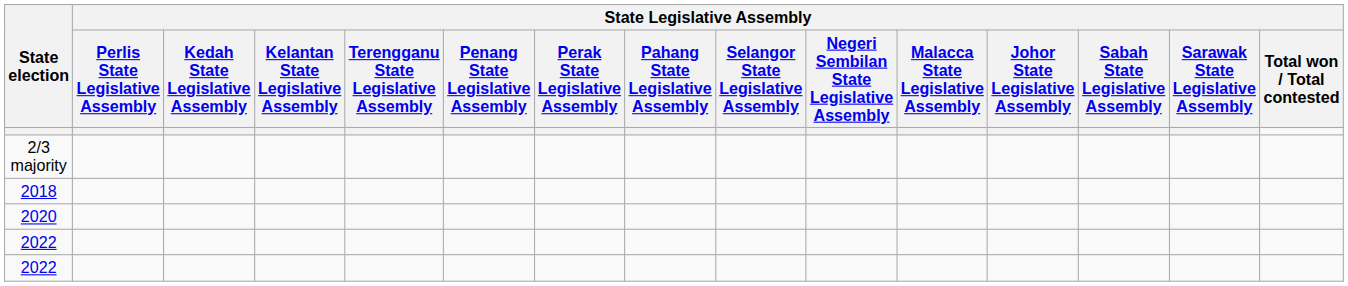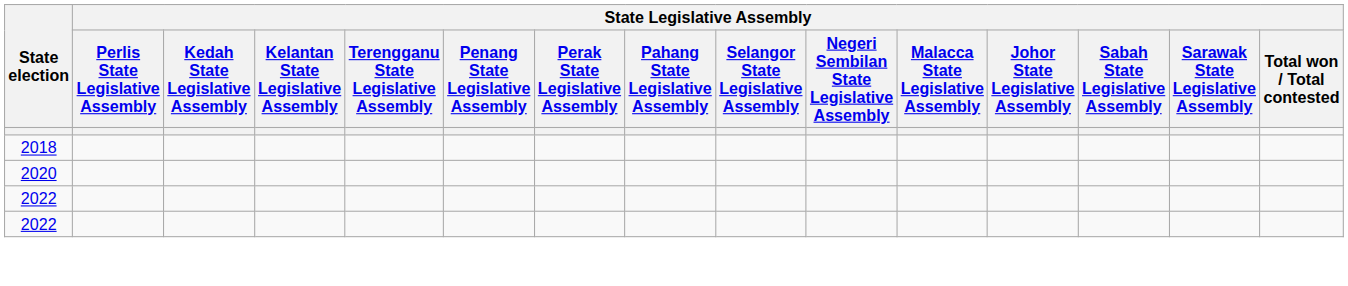- row: (39, 157)
